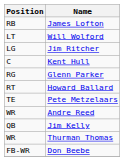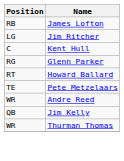- row: (76, 36)
- row: (69, 150)
